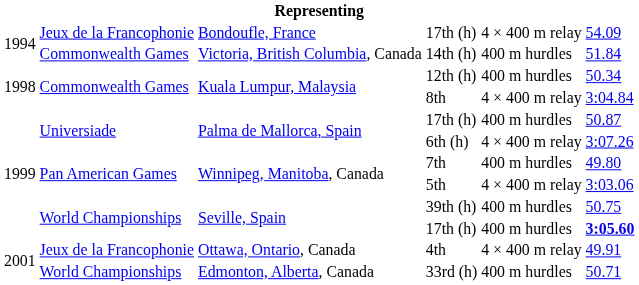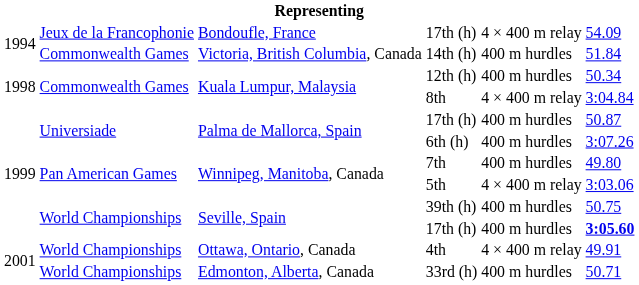(531, 141) 4 × 400 m relay -> (527, 141) 400 m hurdles
(117, 250) Jeux de la Francophonie -> (110, 250) World Championships
